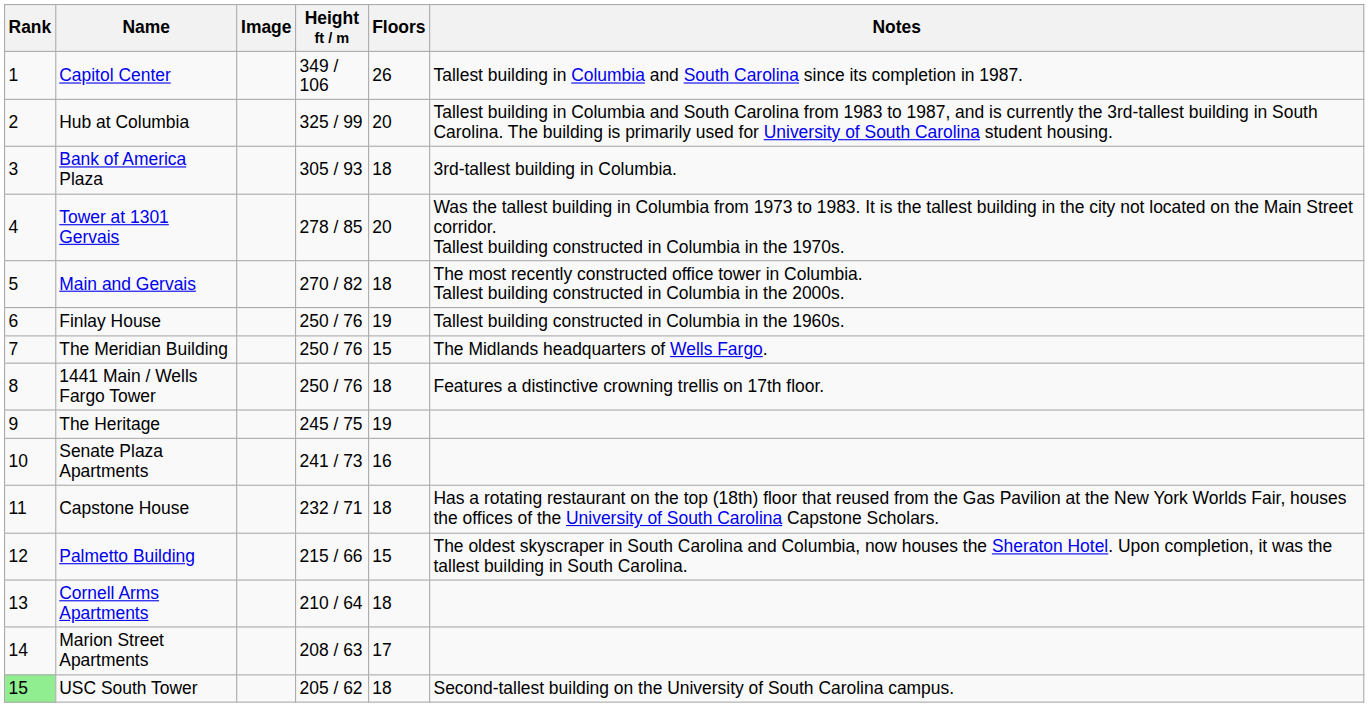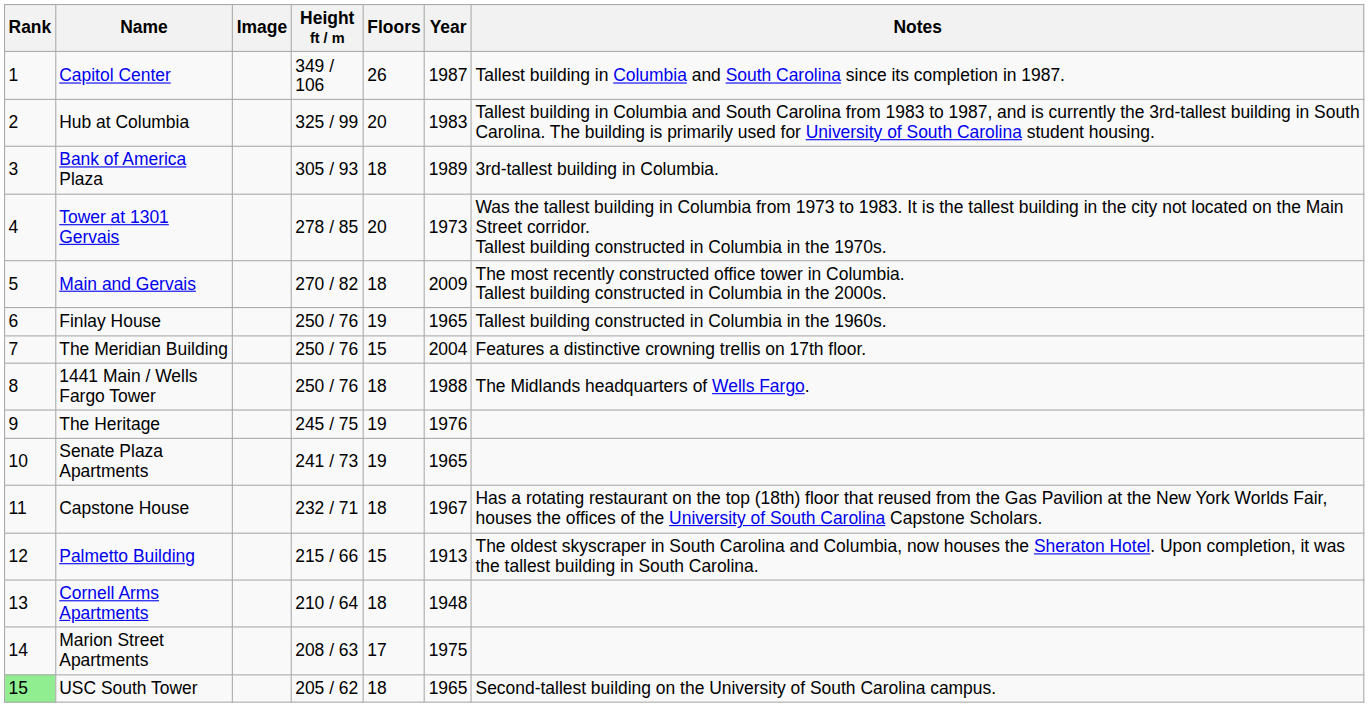+ column: (448, 28)
(601, 349) The Midlands headquarters of Wells Fargo. -> (671, 349) Features a distinctive crowning trellis on 17th floor.
(629, 386) Features a distinctive crowning trellis on 17th floor. -> (643, 386) The Midlands headquarters of Wells Fargo.
(382, 461) 16 -> (377, 461) 19
